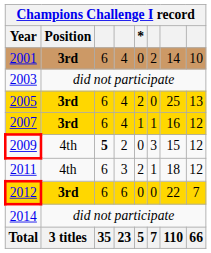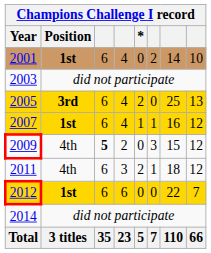(68, 58) 3rd -> (68, 58) 1st
(68, 123) 3rd -> (68, 123) 1st
(68, 192) 3rd -> (68, 192) 1st
